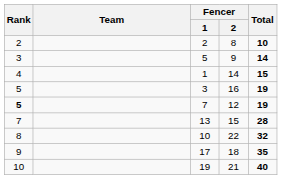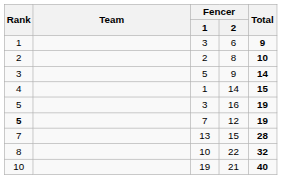+ row: (234, 43)
- row: (234, 151)
